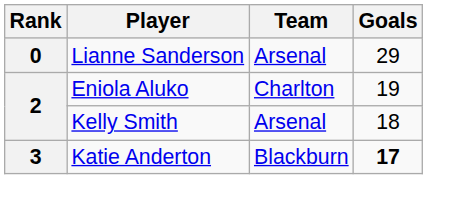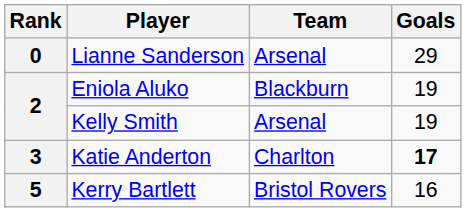(294, 88) Charlton -> (301, 88) Blackburn
(388, 122) 18 -> (426, 122) 19
(301, 156) Blackburn -> (294, 156) Charlton
+ row: (133, 190)
